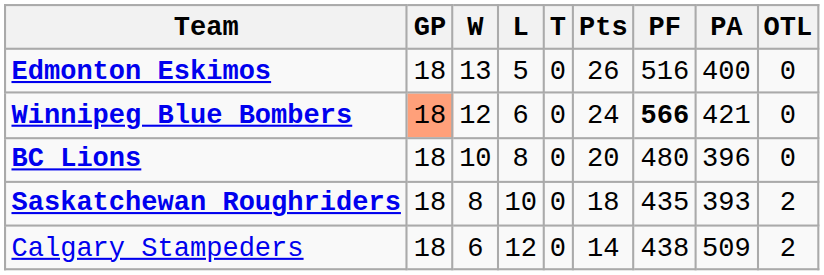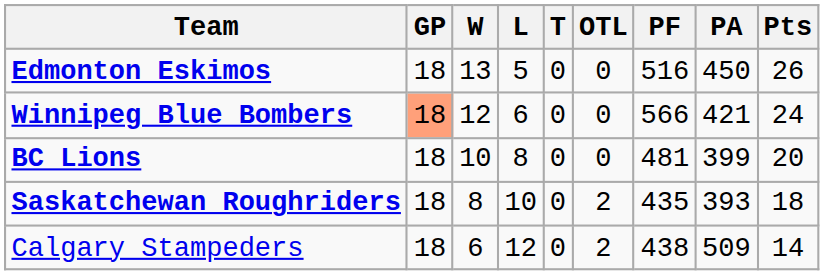columns swapped: (788, 27) <-> (603, 27)
(726, 71) 400 -> (726, 71) 450
(665, 115) bold -> (665, 115) normal
(665, 159) 480 -> (665, 159) 481
(726, 159) 396 -> (726, 159) 399
